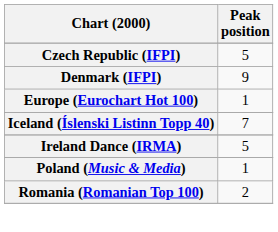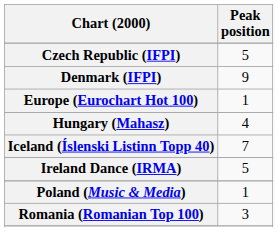+ row: (111, 123)
(245, 191) 2 -> (245, 214) 3
